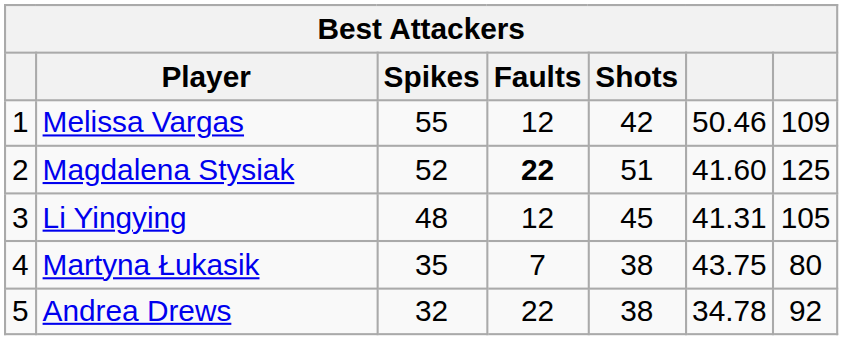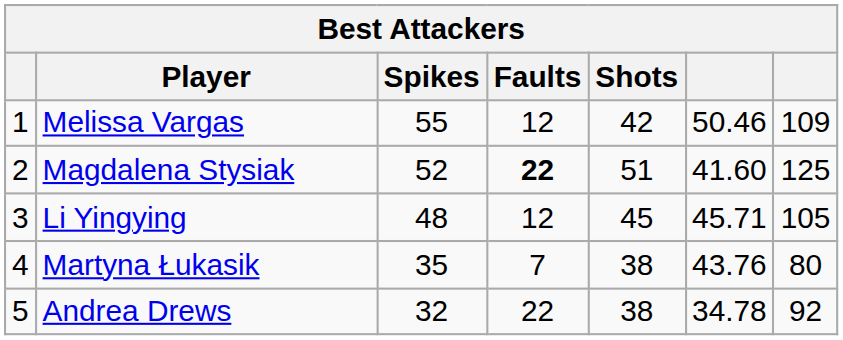(729, 217) 41.31 -> (729, 217) 45.71
(729, 264) 43.75 -> (729, 264) 43.76
